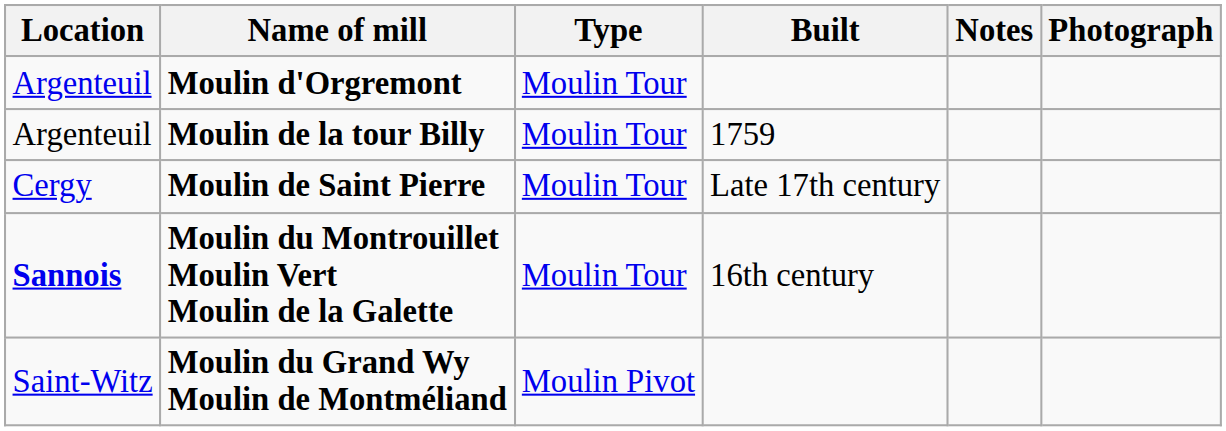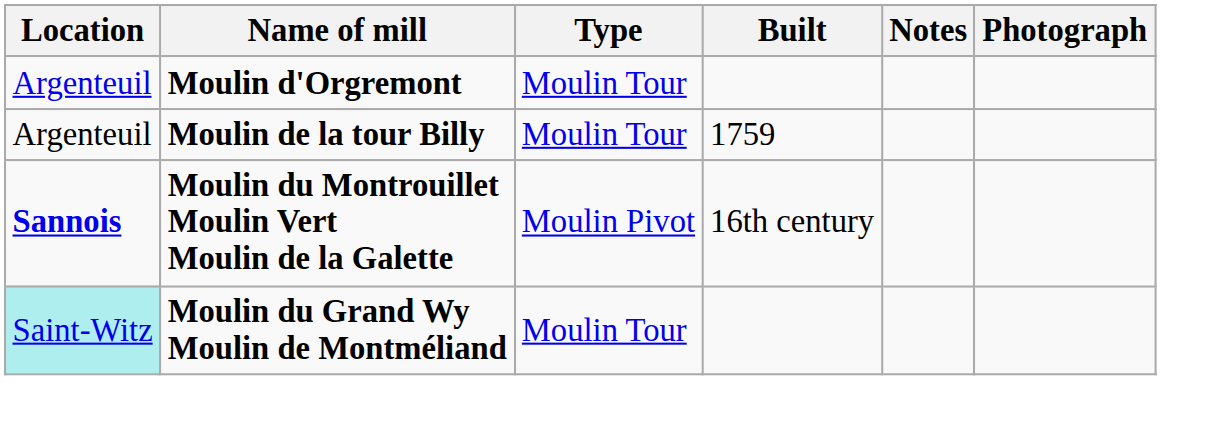- row: (326, 185)
(604, 274) Moulin Tour -> (608, 222) Moulin Pivot
(83, 381) no background -> (83, 329) paleturquoise background
(608, 381) Moulin Pivot -> (604, 329) Moulin Tour
